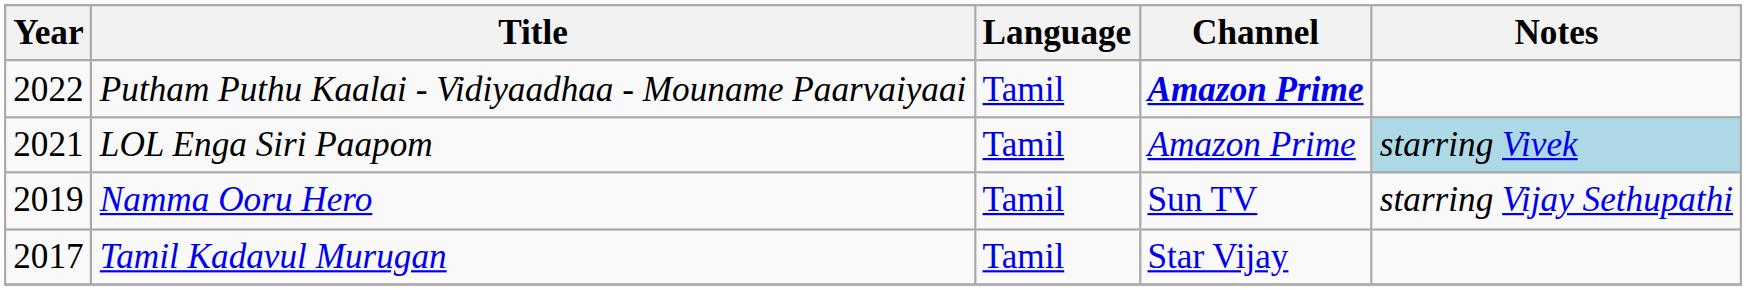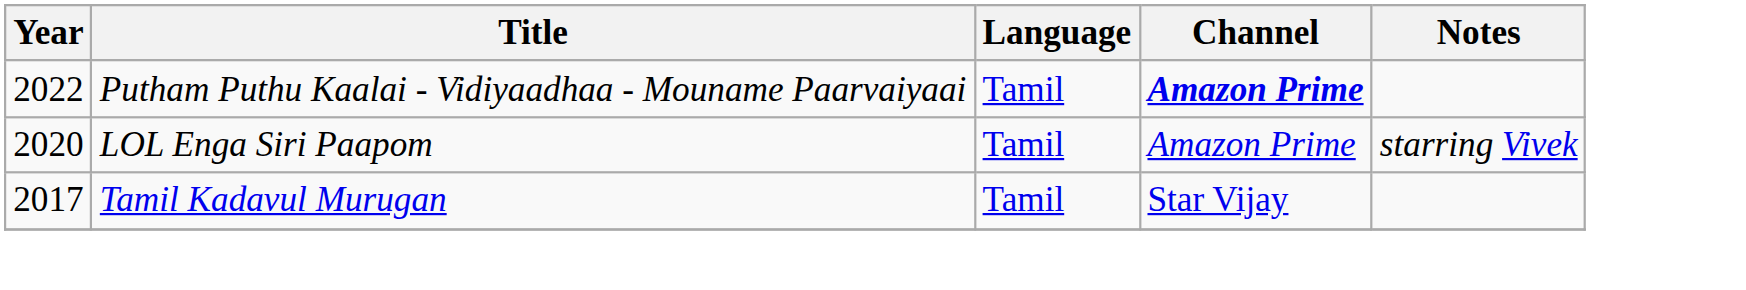(48, 144) 2021 -> (48, 144) 2020
(1479, 144) lightblue background -> (1479, 144) no background
- row: (236, 199)
